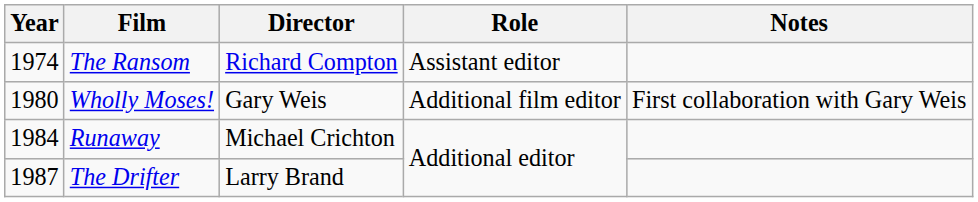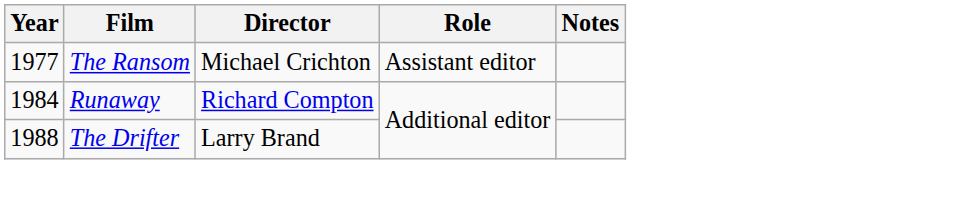(34, 61) 1974 -> (34, 61) 1977
(311, 61) Richard Compton -> (286, 61) Michael Crichton
- row: (142, 100)
(310, 138) Michael Crichton -> (287, 100) Richard Compton
(34, 176) 1987 -> (34, 138) 1988
